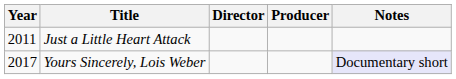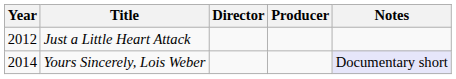(22, 39) 2011 -> (22, 39) 2012
(22, 62) 2017 -> (22, 62) 2014
